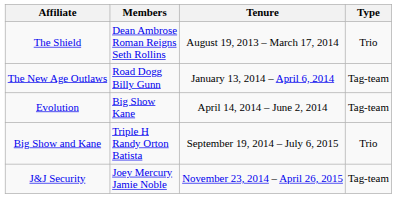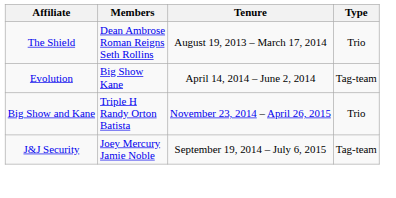- row: (57, 78)
(263, 143) September 19, 2014 – July 6, 2015 -> (250, 113) November 23, 2014 – April 26, 2015
(263, 178) November 23, 2014 – April 26, 2015 -> (250, 149) September 19, 2014 – July 6, 2015
